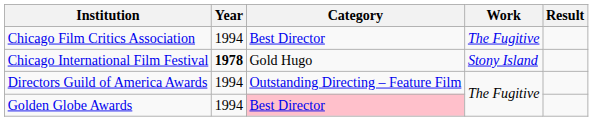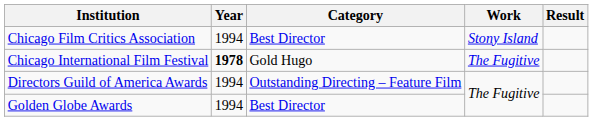(504, 37) The Fugitive -> (503, 37) Stony Island
(503, 60) Stony Island -> (504, 60) The Fugitive
(287, 104) pink background -> (287, 104) no background
